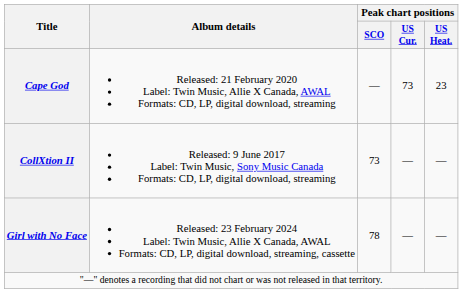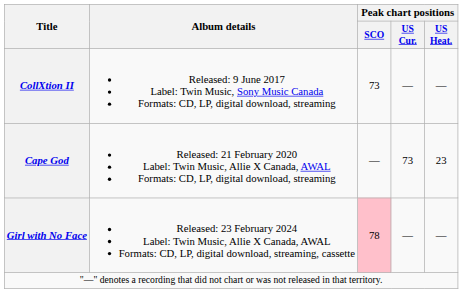rows swapped: (47, 160) <-> (47, 86)
(374, 235) no background -> (374, 235) pink background
